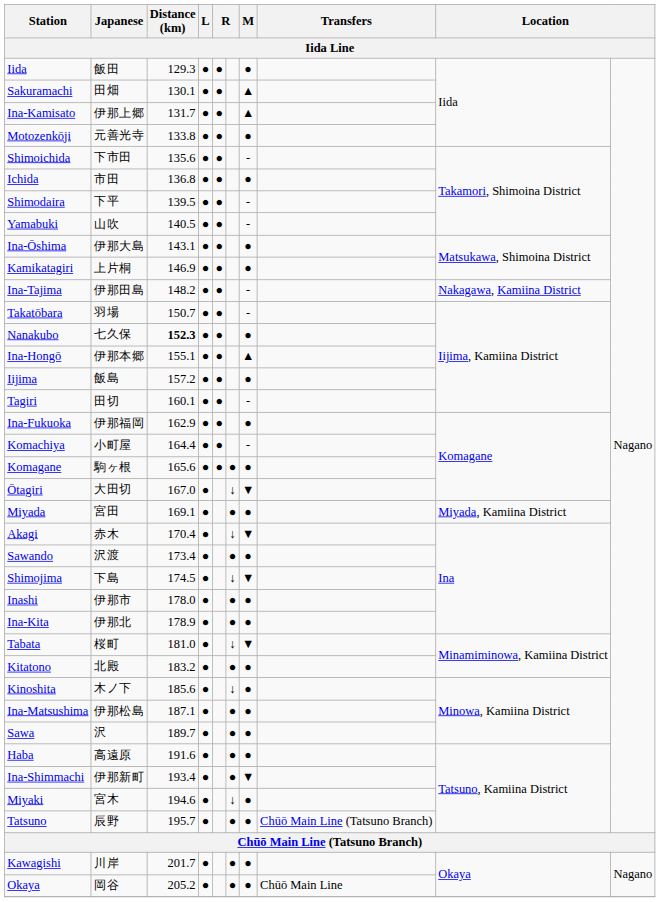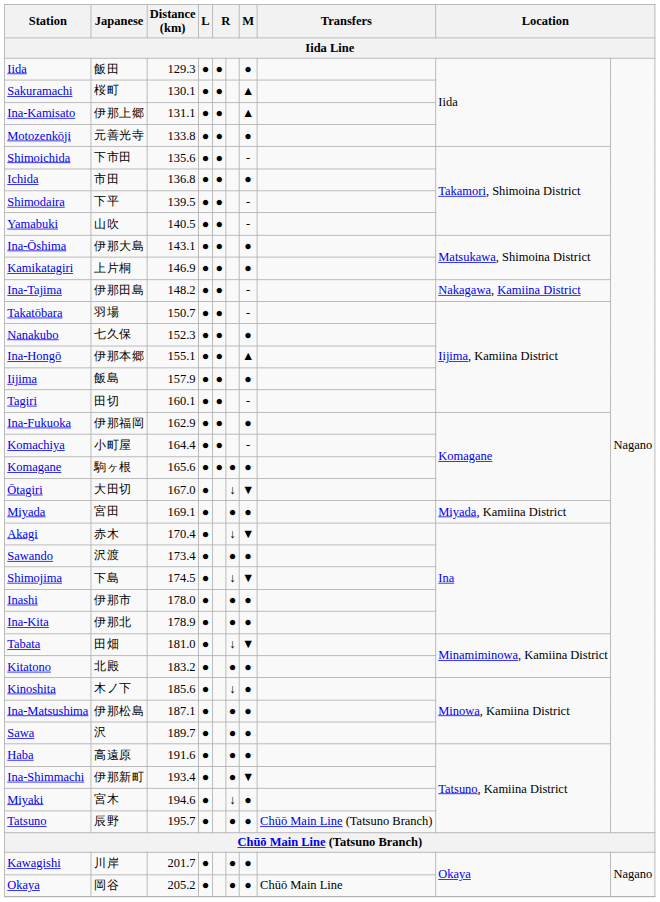(107, 90) 田畑 -> (107, 90) 桜町
(182, 113) 131.7 -> (182, 113) 131.1
(182, 334) bold -> (182, 334) normal
(182, 379) 157.2 -> (182, 379) 157.9
(107, 644) 桜町 -> (107, 644) 田畑
